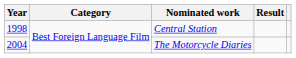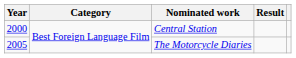(17, 28) 1998 -> (17, 28) 2000
(17, 45) 2004 -> (17, 45) 2005
